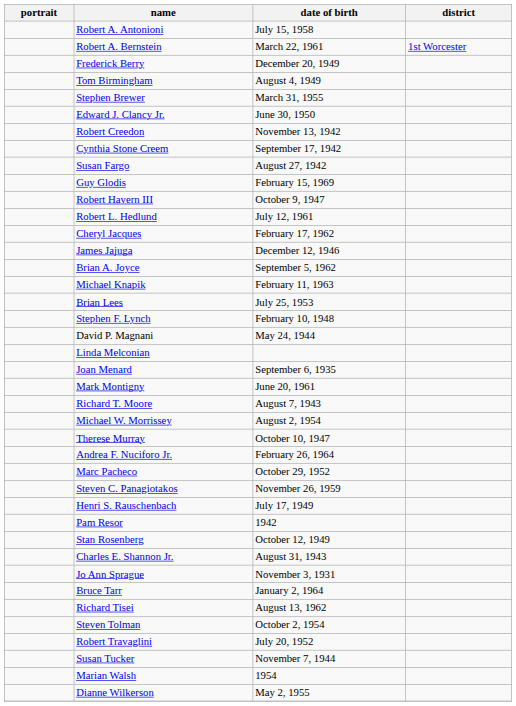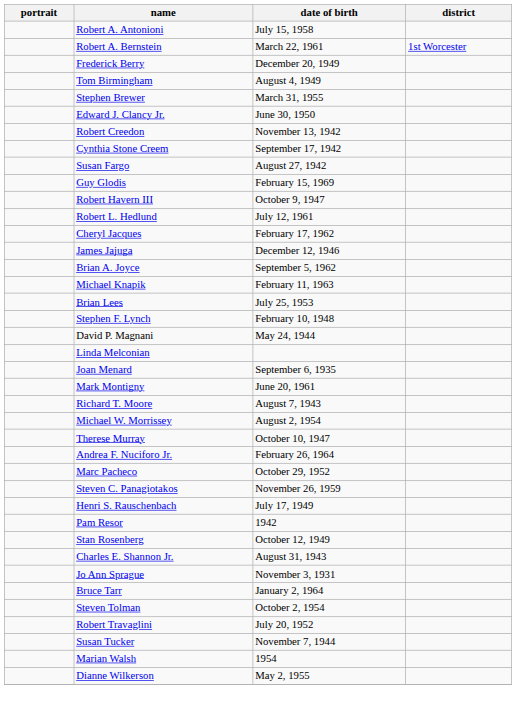- row: (105, 608)
